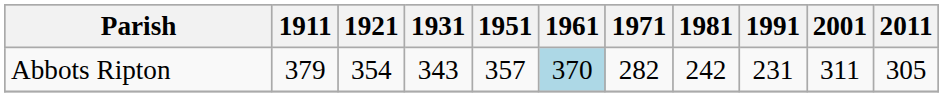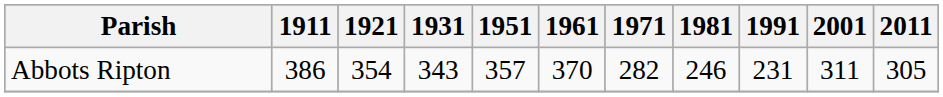(305, 69) 379 -> (305, 69) 386
(572, 69) lightblue background -> (572, 69) no background
(706, 69) 242 -> (706, 69) 246
